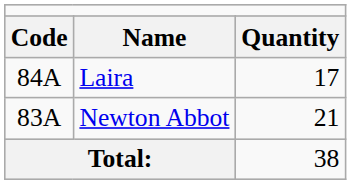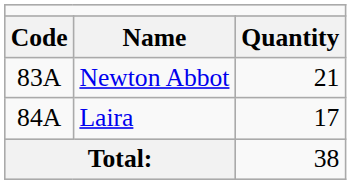rows swapped: (154, 117) <-> (106, 77)
